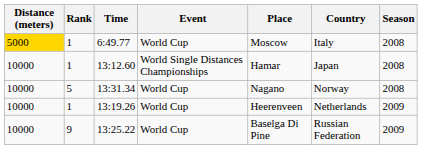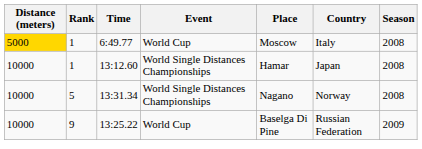(164, 89) World Cup -> (194, 95) World Single Distances Championships
- row: (116, 106)
